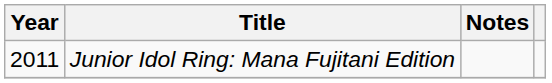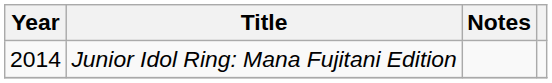(35, 58) 2011 -> (35, 58) 2014
